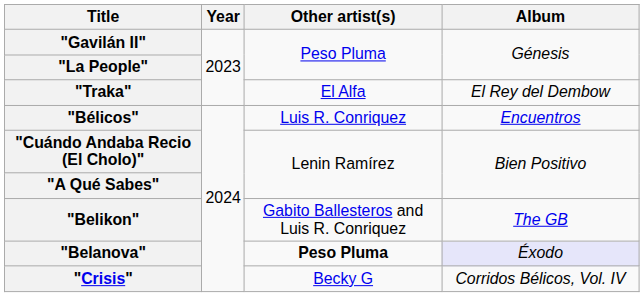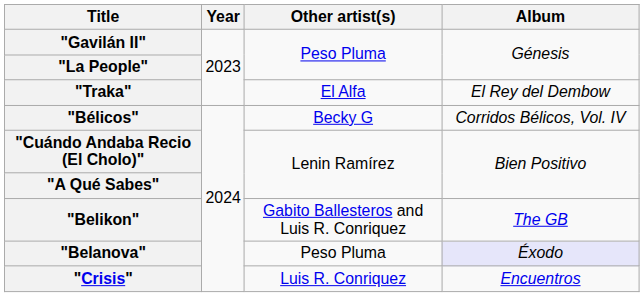(343, 117) Luis R. Conriquez -> (343, 117) Becky G
(540, 117) Encuentros -> (540, 117) Corridos Bélicos, Vol. IV
(343, 253) bold -> (343, 253) normal
(343, 278) Becky G -> (343, 278) Luis R. Conriquez
(540, 278) Corridos Bélicos, Vol. IV -> (540, 278) Encuentros
